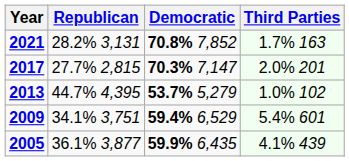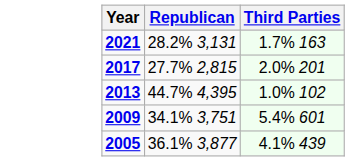- column: (192, 18)
